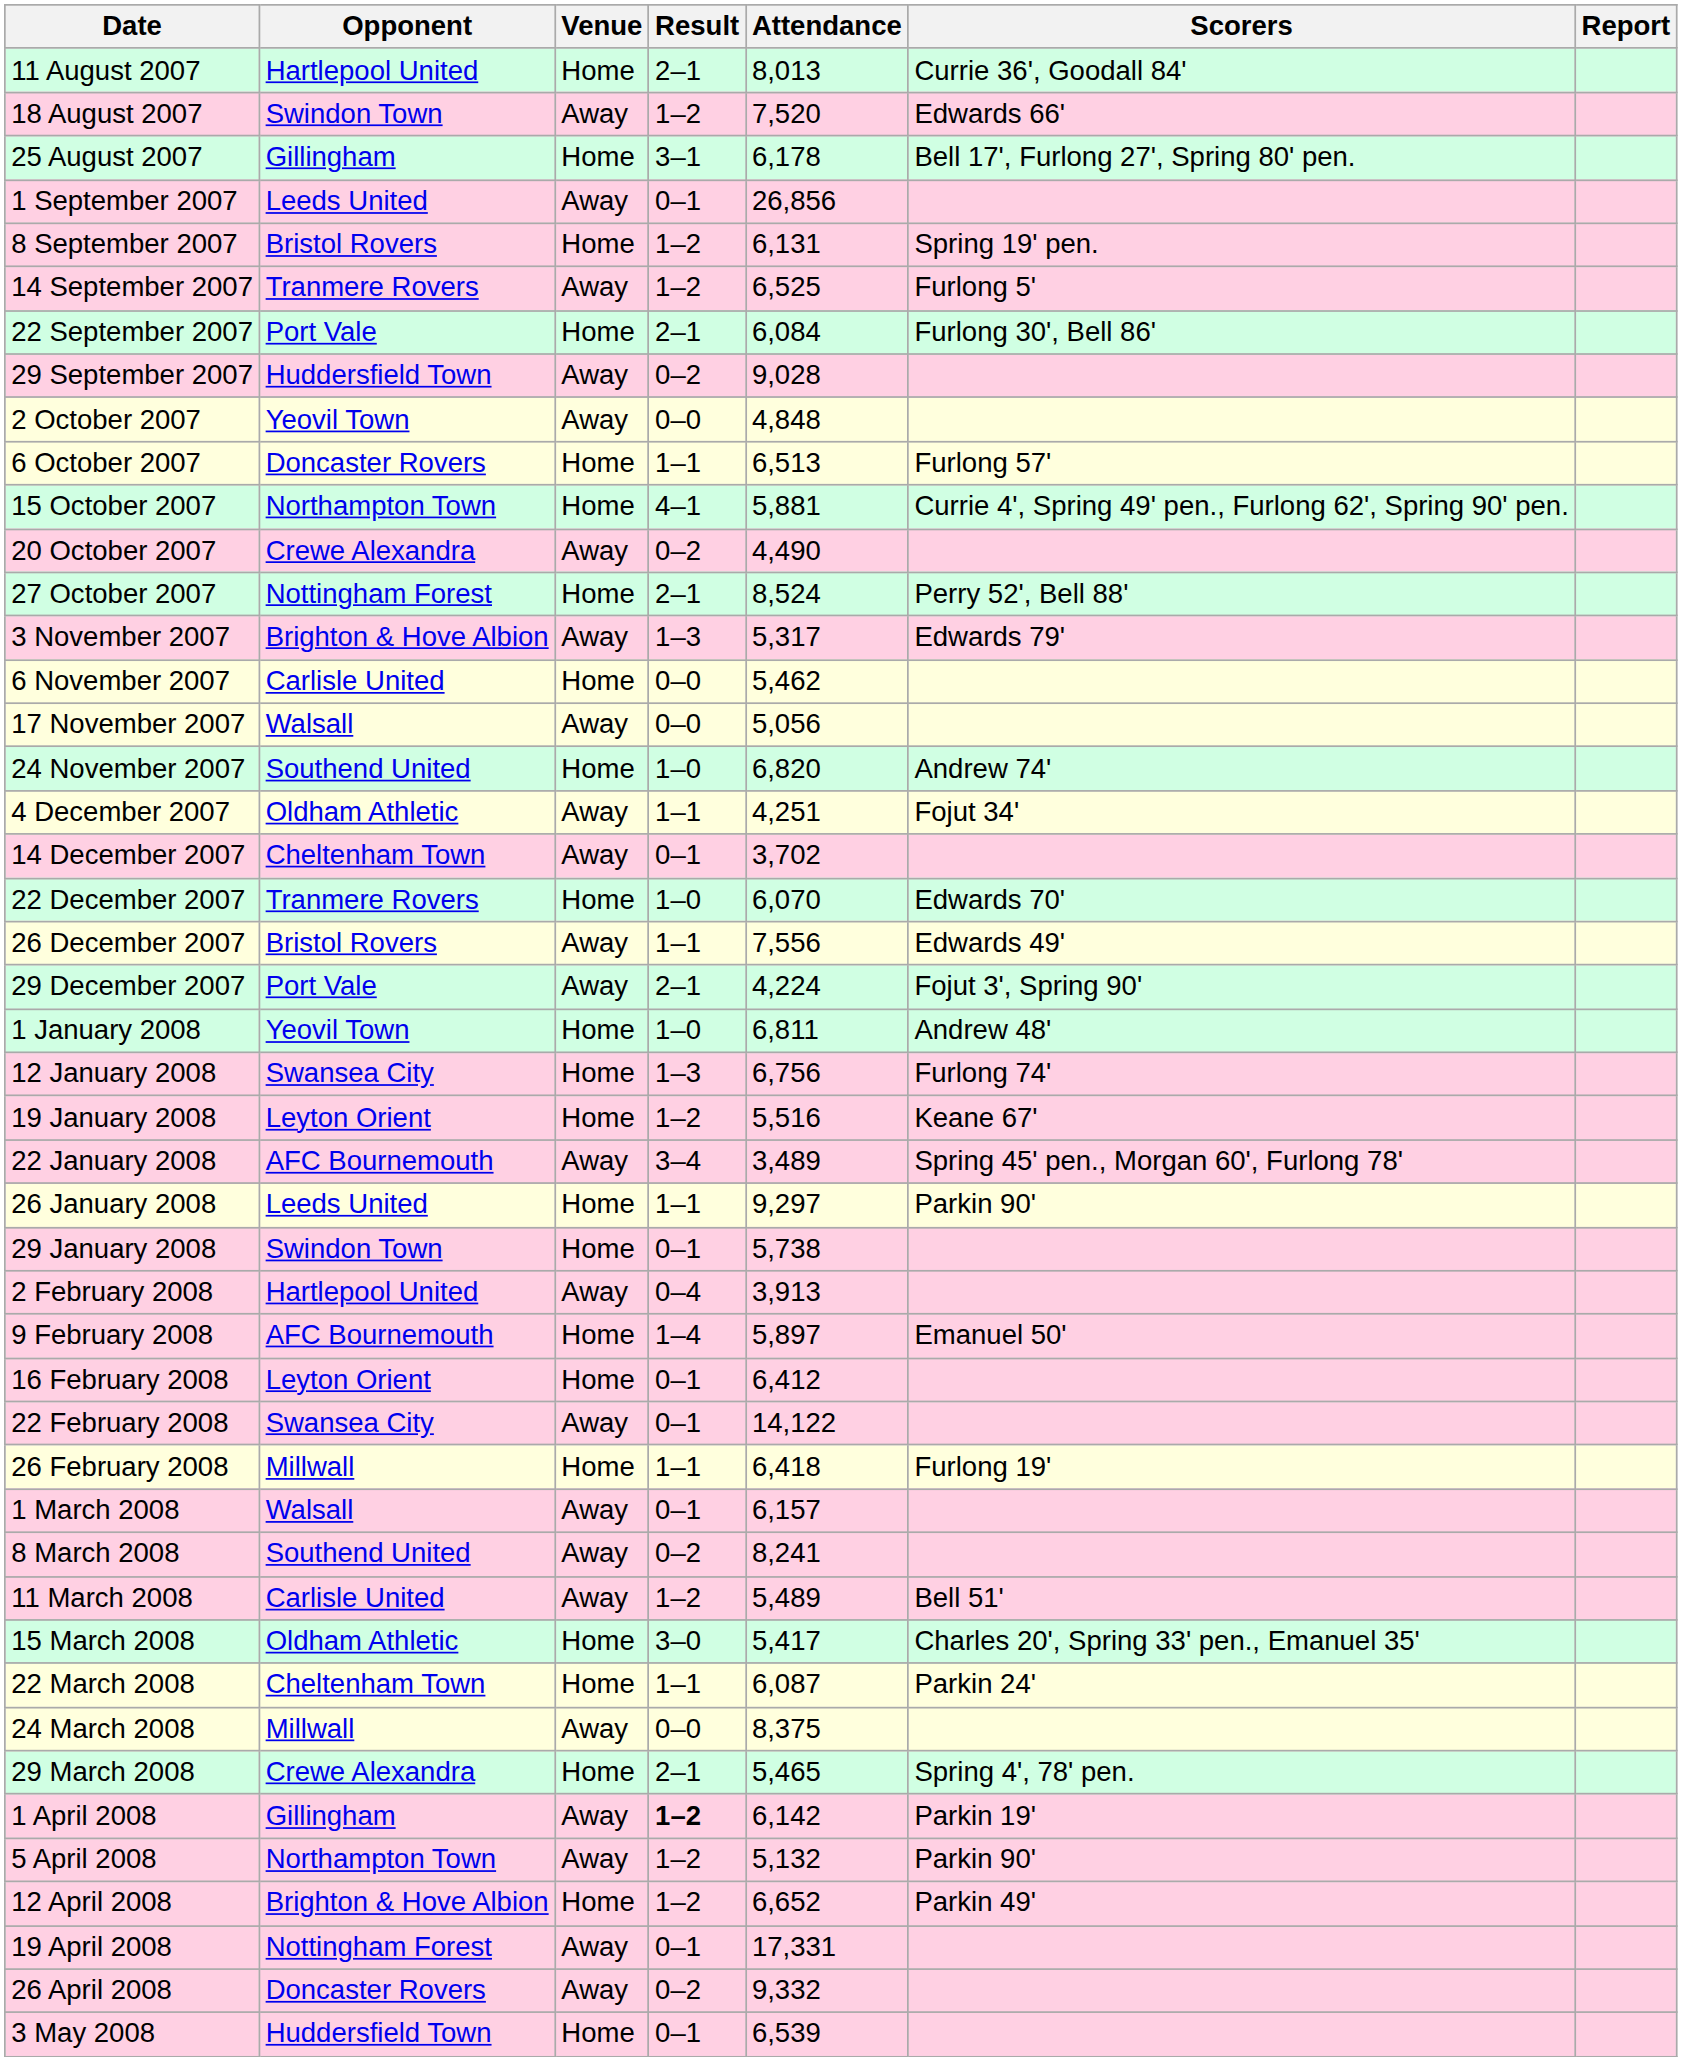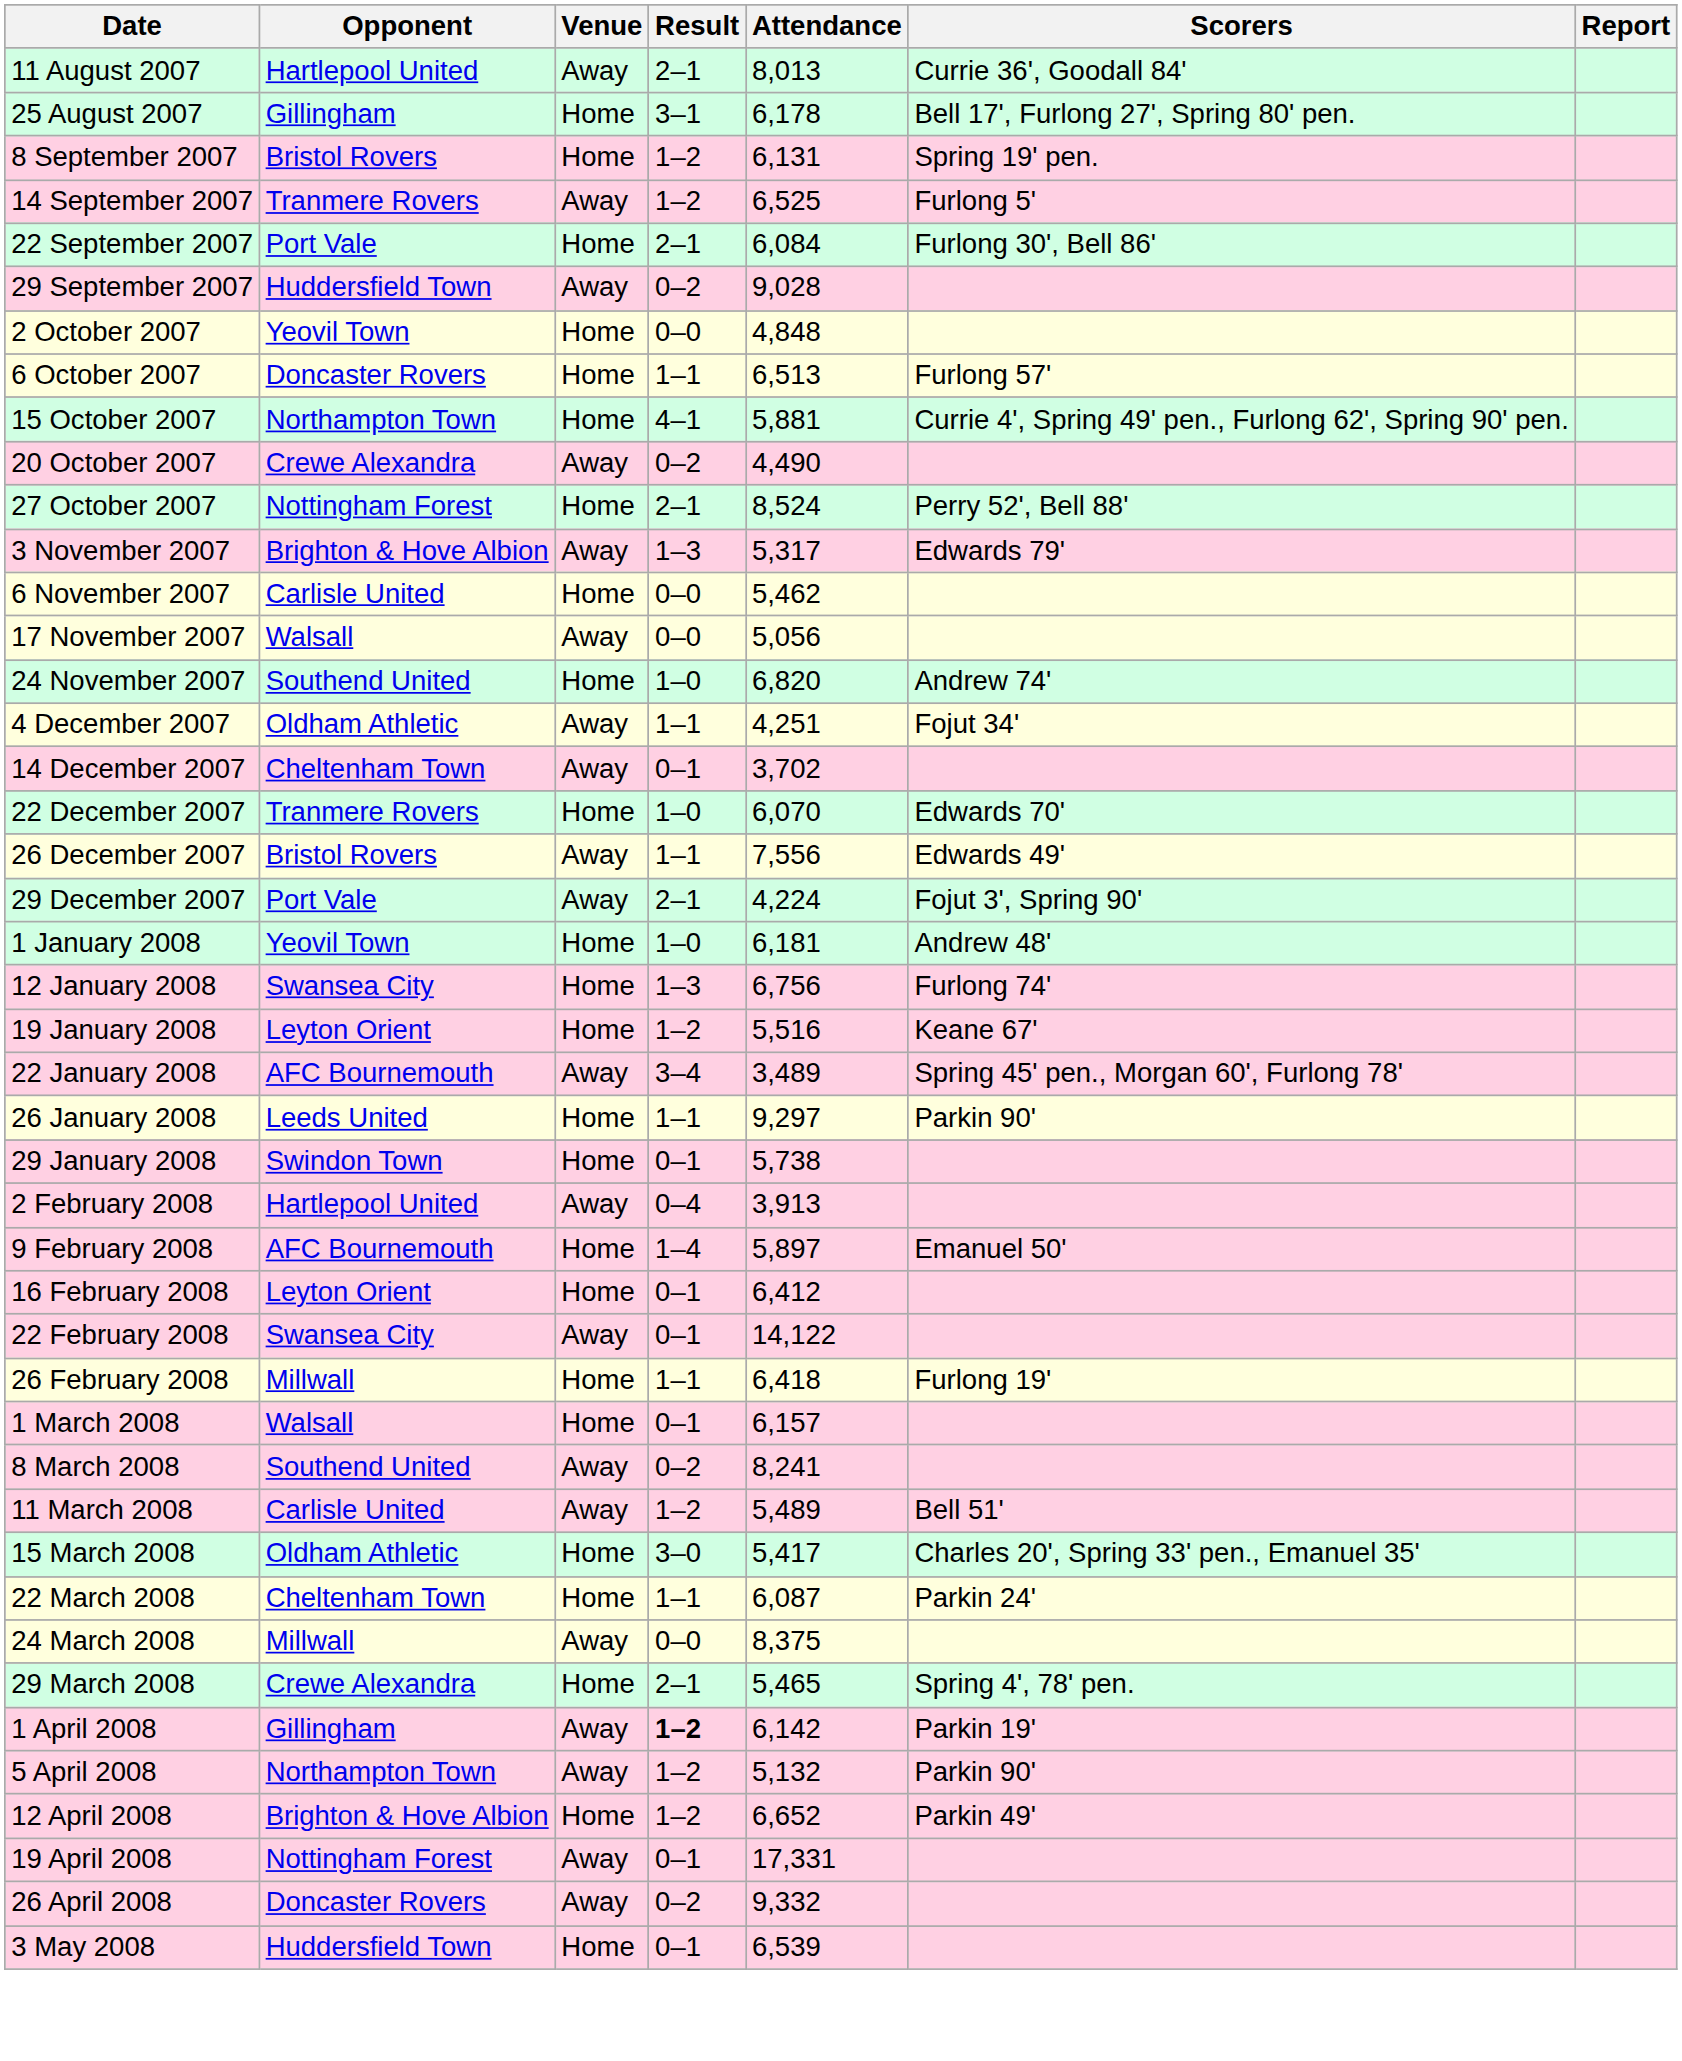(598, 69) Home -> (595, 69) Away
- row: (107, 113)
- row: (124, 200)
(595, 419) Away -> (598, 331) Home
(785, 1030) 6,811 -> (786, 942) 6,181
(595, 1510) Away -> (598, 1422) Home
